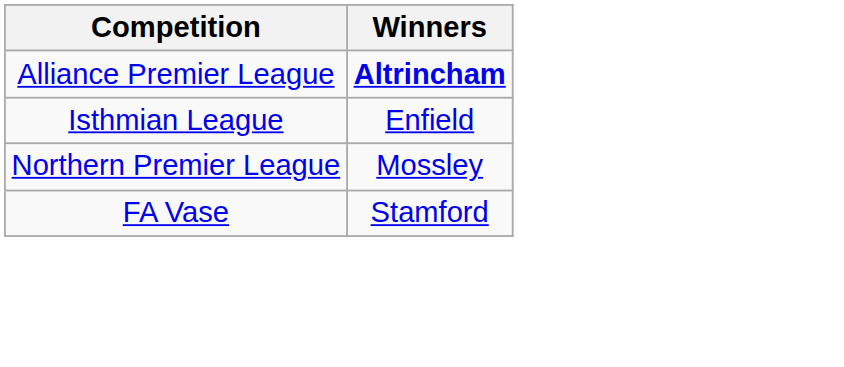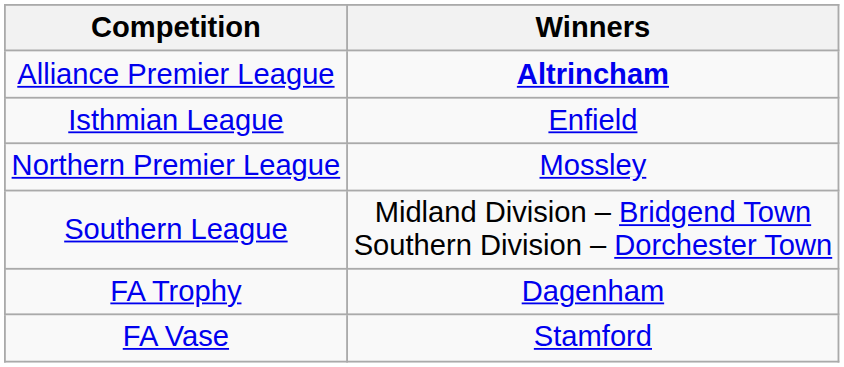+ row: (176, 228)
+ row: (176, 291)
